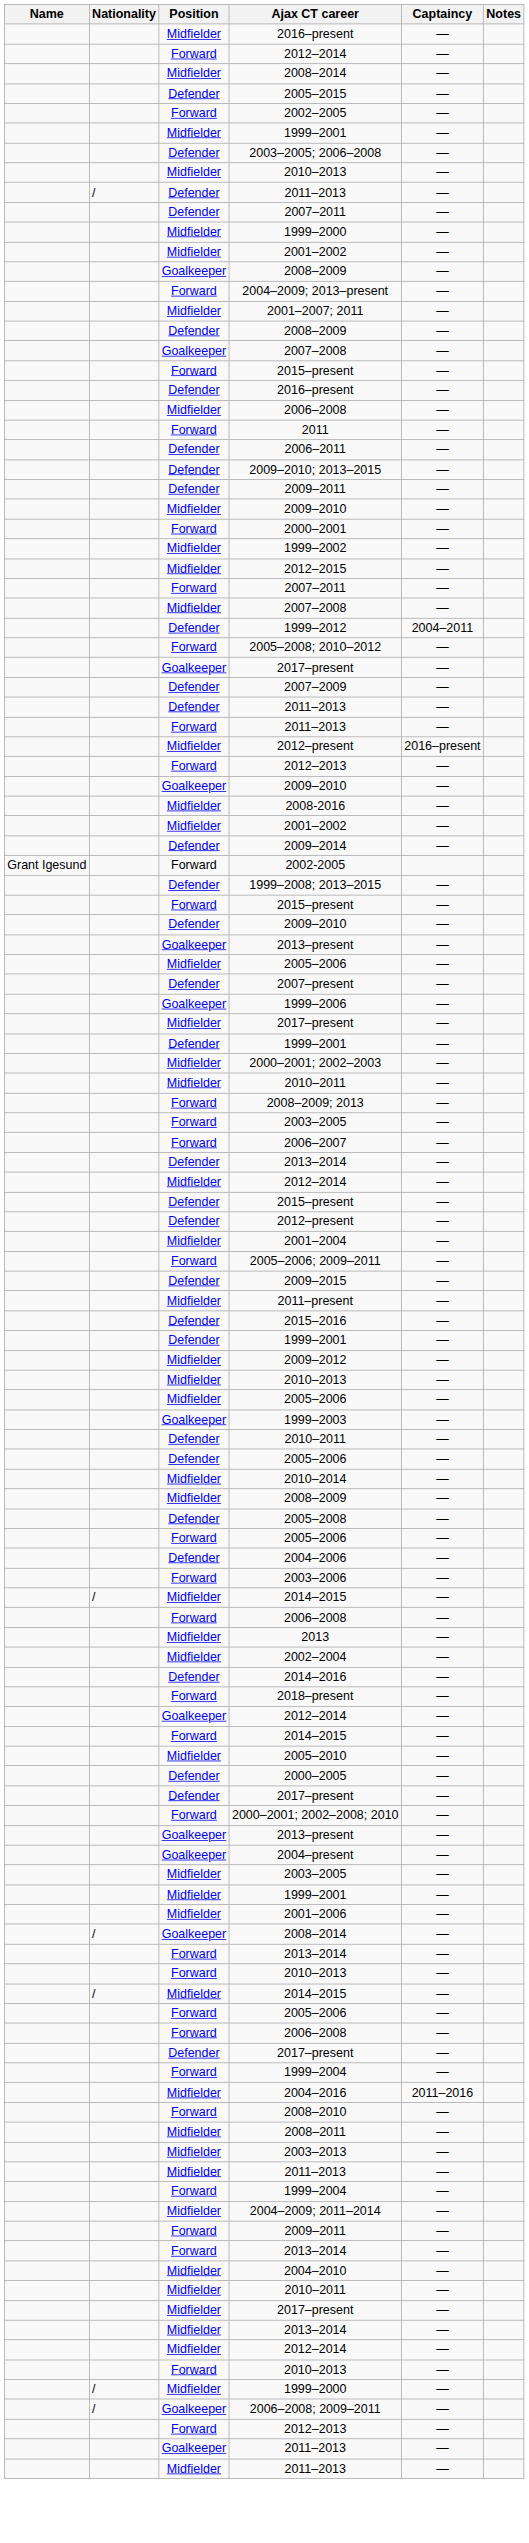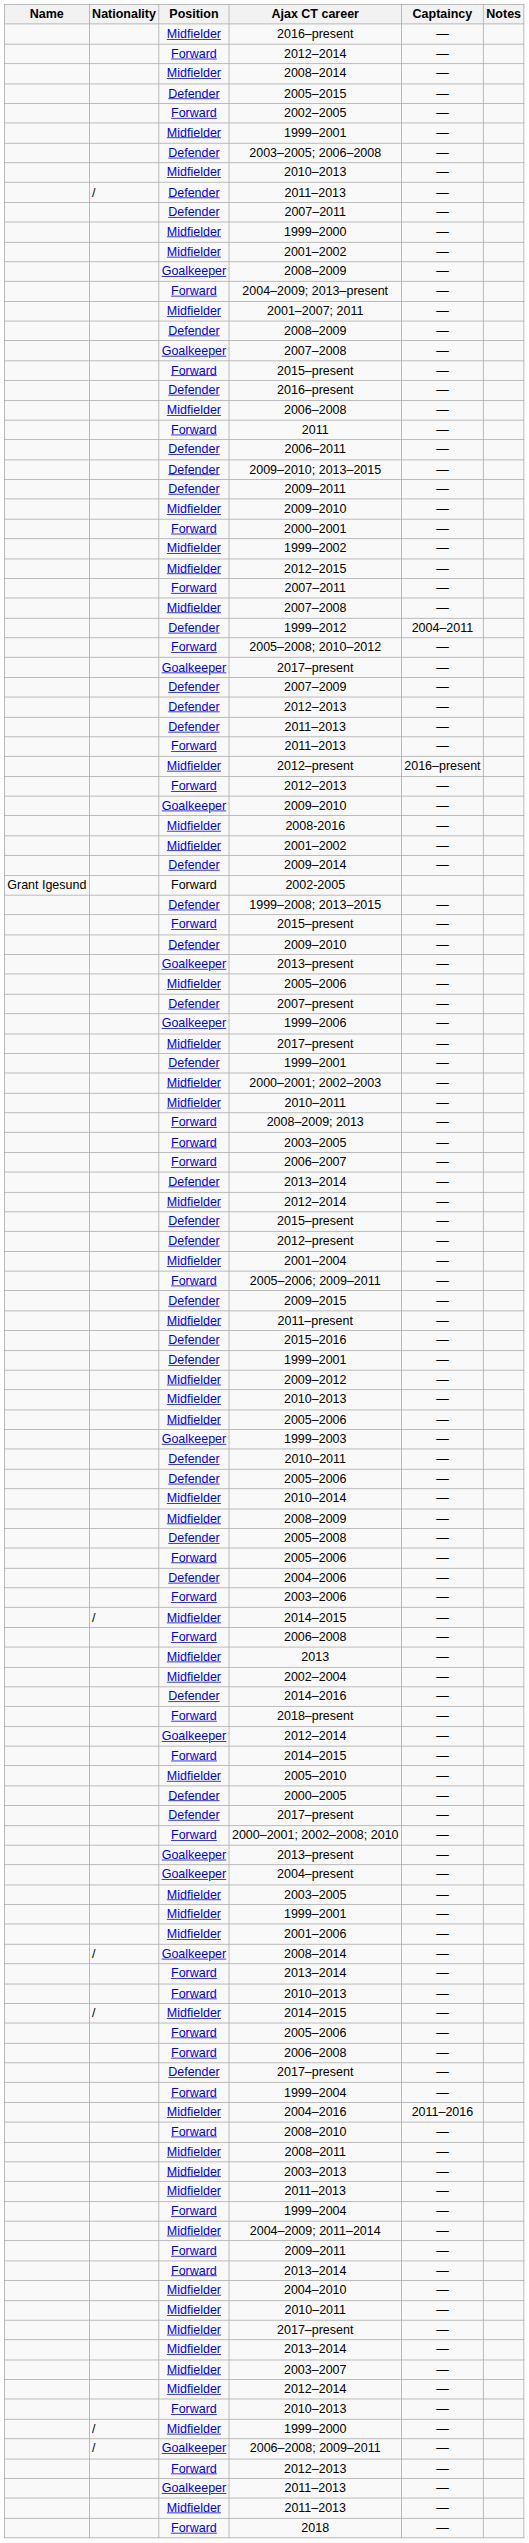+ row: (194, 707)
+ row: (194, 2369)
+ row: (194, 2528)
